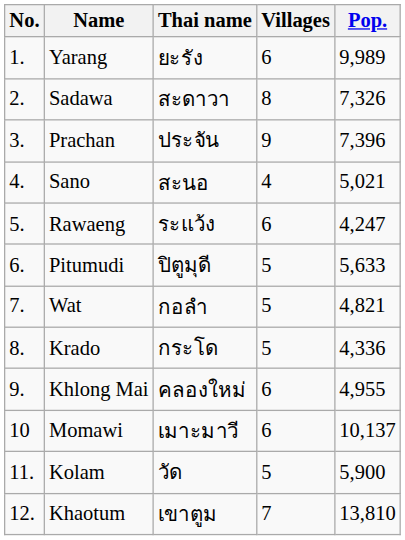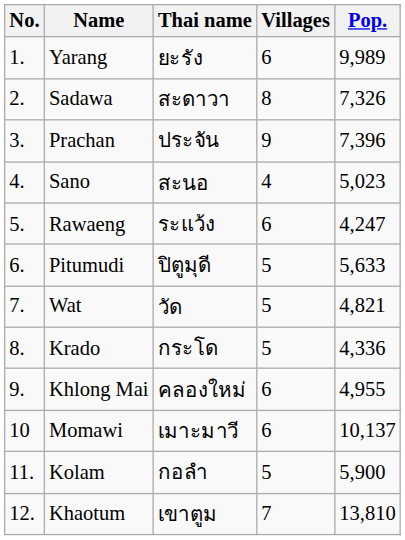(362, 182) 5,021 -> (362, 182) 5,023
(183, 306) กอลำ -> (170, 306) วัด
(170, 472) วัด -> (183, 472) กอลำ
